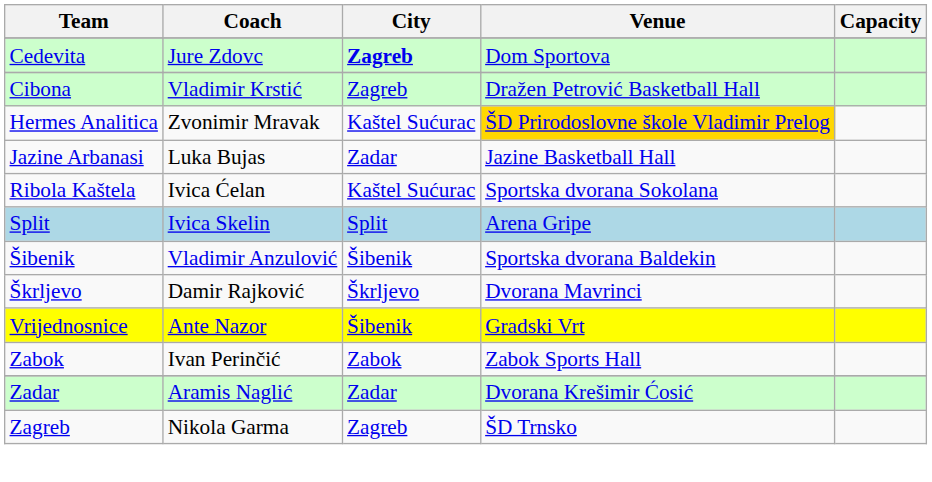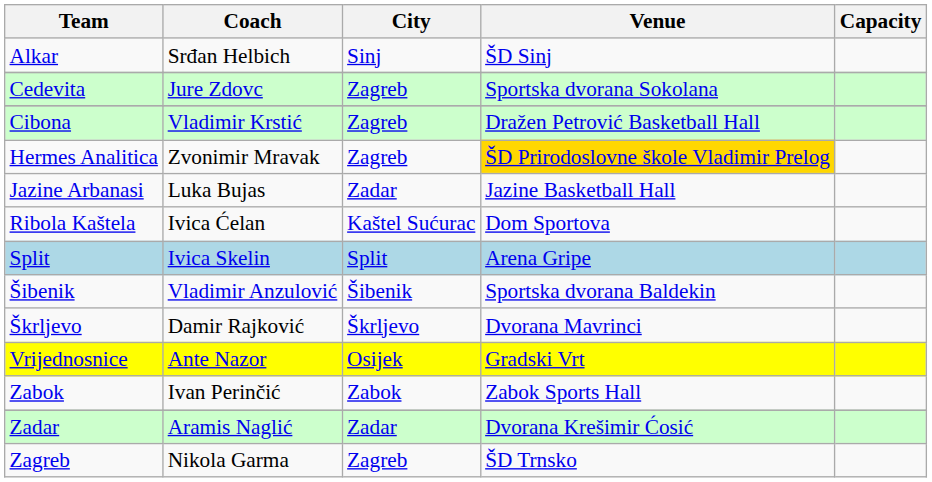+ row: (34, 55)
(380, 55) bold -> (377, 88) normal
(548, 55) Dom Sportova -> (602, 88) Sportska dvorana Sokolana
(411, 122) Kaštel Sućurac -> (377, 156) Zagreb
(602, 190) Sportska dvorana Sokolana -> (548, 223) Dom Sportova
(380, 325) Šibenik -> (375, 358) Osijek
